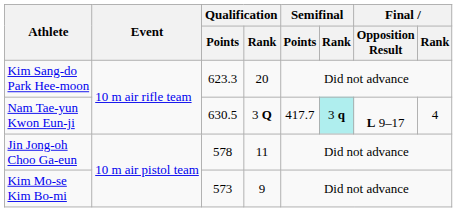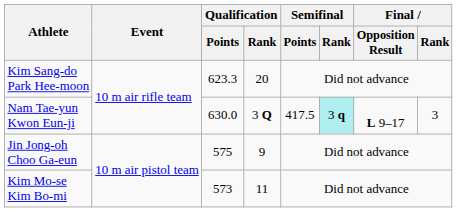(223, 115) 630.5 -> (223, 115) 630.0
(300, 115) 417.7 -> (300, 115) 417.5
(435, 115) 4 -> (435, 115) 3
(223, 152) 578 -> (223, 152) 575
(262, 152) 11 -> (262, 152) 9
(262, 189) 9 -> (262, 189) 11
